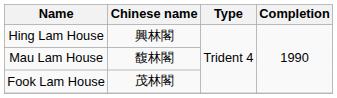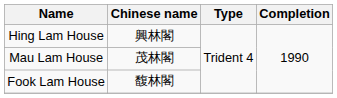(154, 58) 馥林閣 -> (154, 58) 茂林閣
(154, 81) 茂林閣 -> (154, 81) 馥林閣
